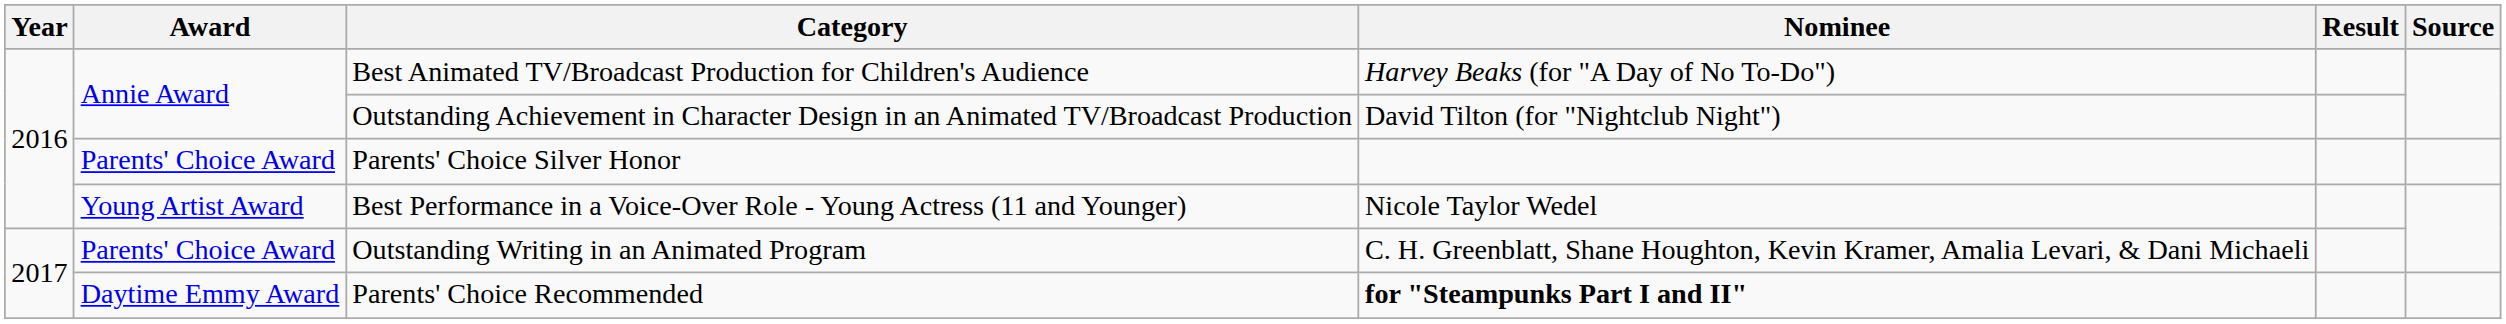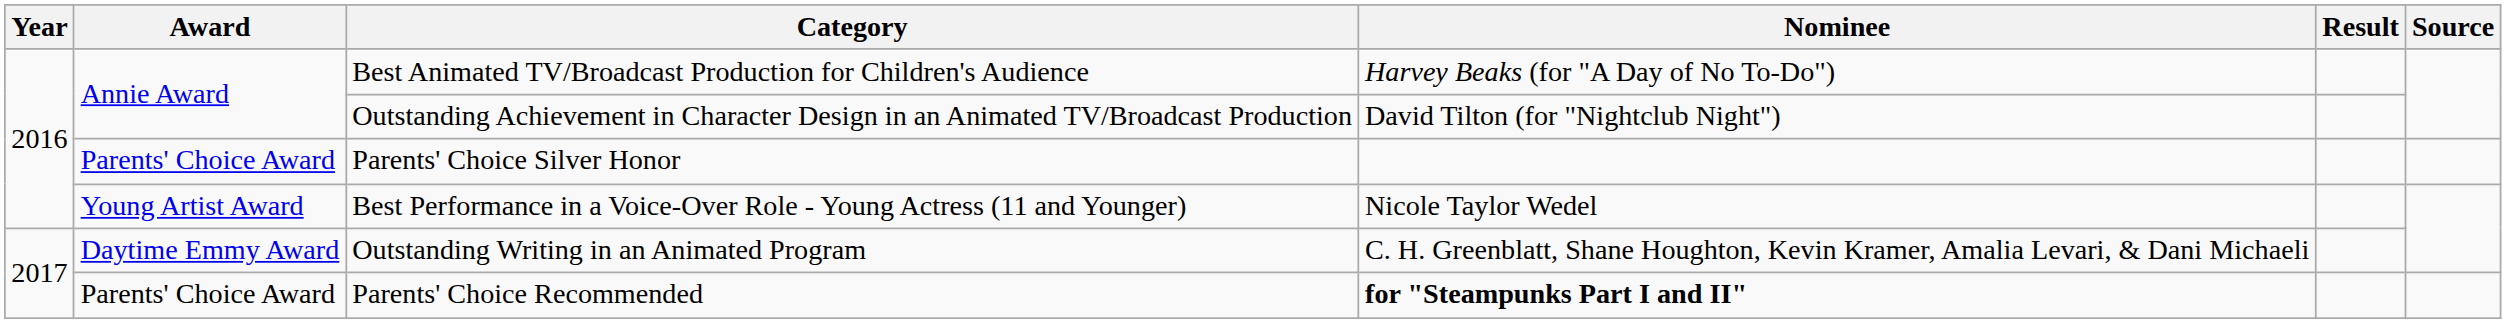(208, 250) Parents' Choice Award -> (210, 250) Daytime Emmy Award
(210, 294) Daytime Emmy Award -> (208, 294) Parents' Choice Award
